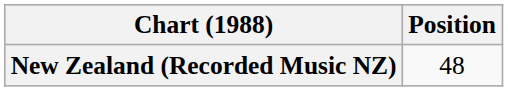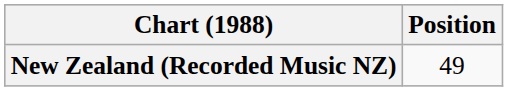(452, 65) 48 -> (452, 65) 49
